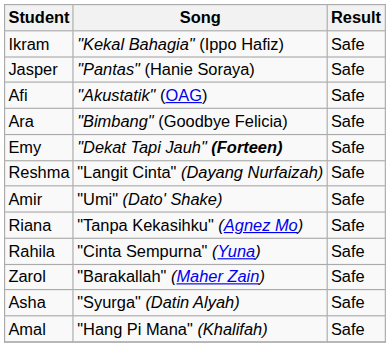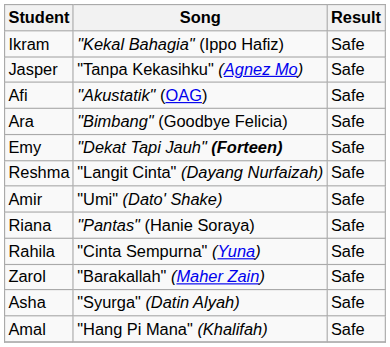(166, 70) "Pantas" (Hanie Soraya) -> (190, 70) "Tanpa Kekasihku" (Agnez Mo)
(190, 225) "Tanpa Kekasihku" (Agnez Mo) -> (166, 225) "Pantas" (Hanie Soraya)
